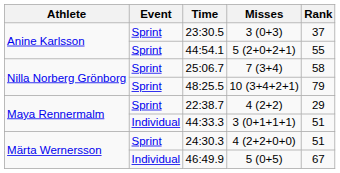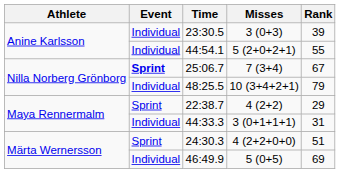(147, 32) Sprint -> (156, 32) Individual
(318, 32) 37 -> (318, 32) 39
(147, 50) Sprint -> (156, 50) Individual
(147, 68) normal -> (148, 68) bold
(318, 68) 58 -> (318, 68) 67
(147, 87) Sprint -> (156, 87) Individual
(318, 123) 51 -> (318, 123) 31
(318, 159) 67 -> (318, 159) 69
